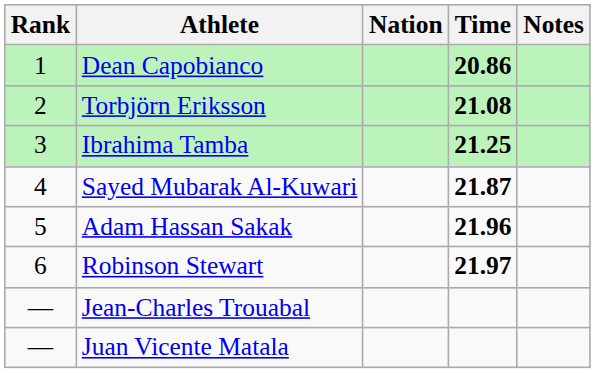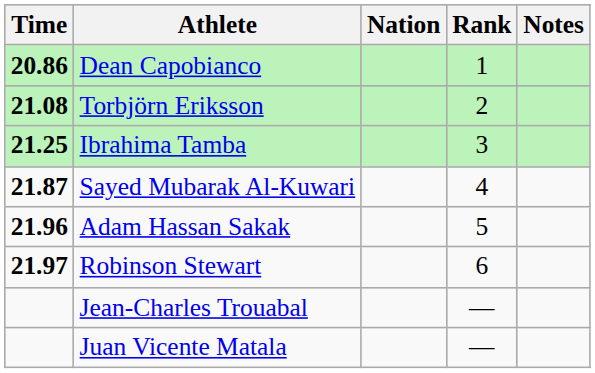columns swapped: (40, 24) <-> (483, 24)
